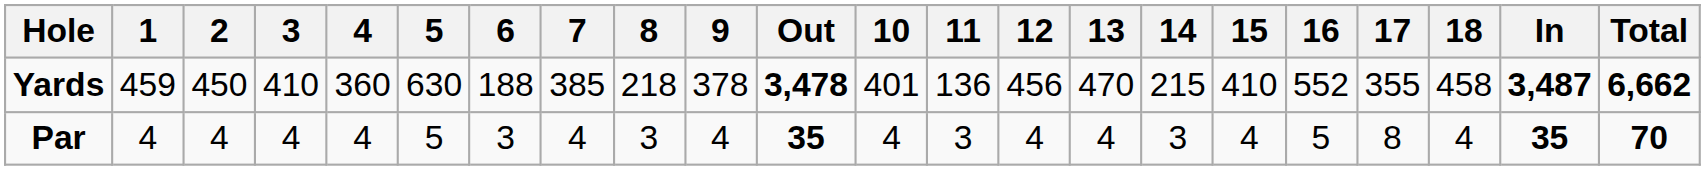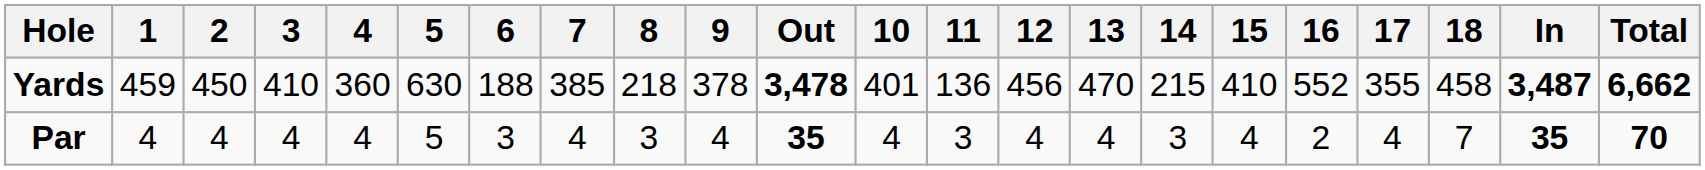(1321, 137) 5 -> (1321, 137) 2
(1392, 137) 8 -> (1392, 137) 4
(1464, 137) 4 -> (1464, 137) 7
